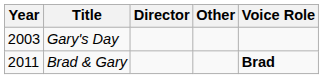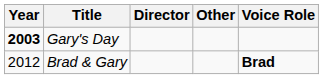(24, 39) normal -> (24, 39) bold
(23, 62) 2011 -> (24, 62) 2012
